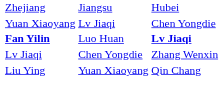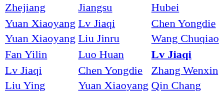+ row: (99, 38)
(27, 38) bold -> (26, 54) normal
